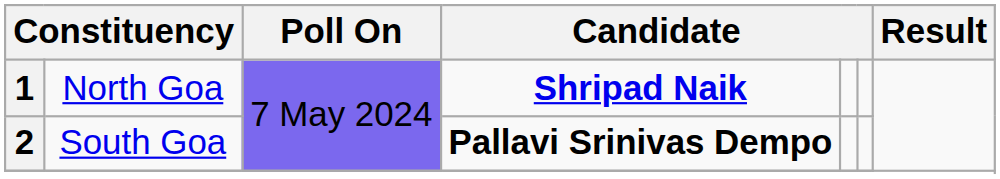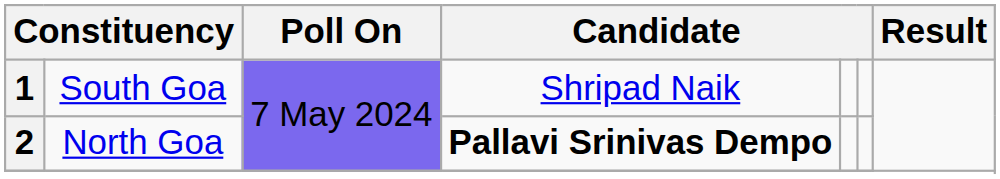(143, 87) North Goa -> (143, 87) South Goa
(640, 87) bold -> (640, 87) normal
(143, 142) South Goa -> (143, 142) North Goa
